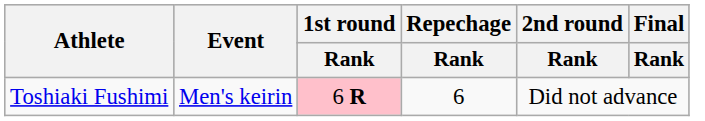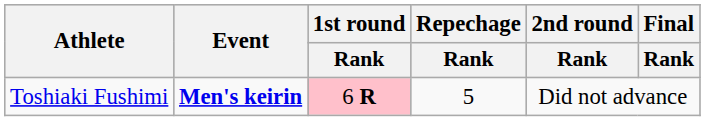(236, 96) normal -> (241, 96) bold
(459, 96) 6 -> (468, 96) 5
